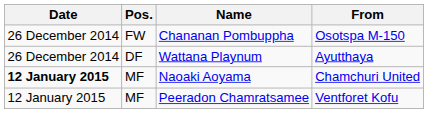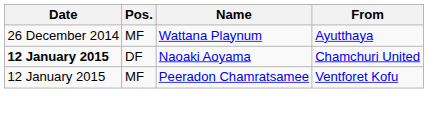- row: (226, 35)
(134, 56) DF -> (135, 35) MF
(135, 77) MF -> (134, 56) DF
